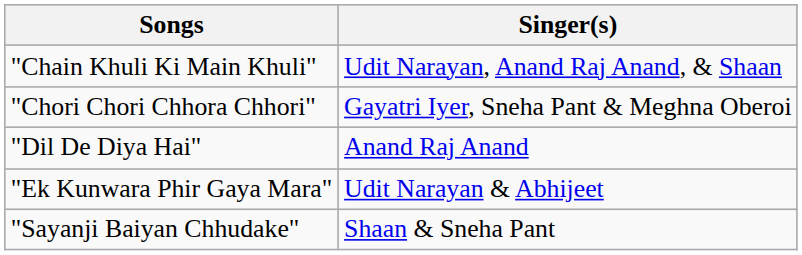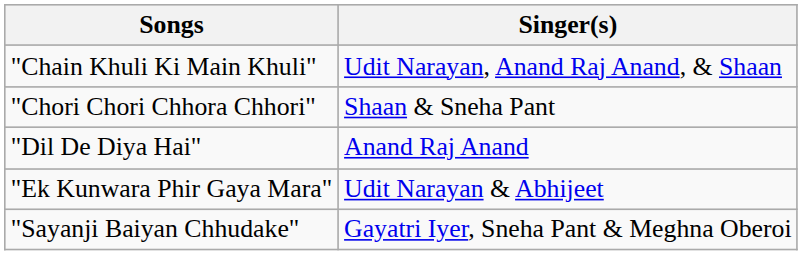(568, 106) Gayatri Iyer, Sneha Pant & Meghna Oberoi -> (450, 106) Shaan & Sneha Pant
(450, 229) Shaan & Sneha Pant -> (568, 229) Gayatri Iyer, Sneha Pant & Meghna Oberoi
